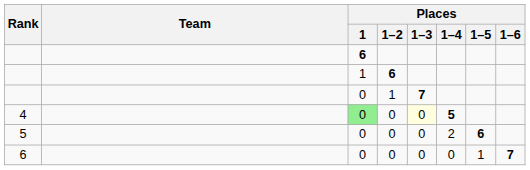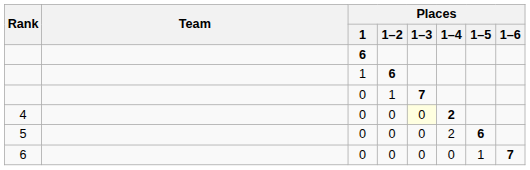(363, 114) lightgreen background -> (363, 114) no background
(451, 114) 5 -> (451, 114) 2
